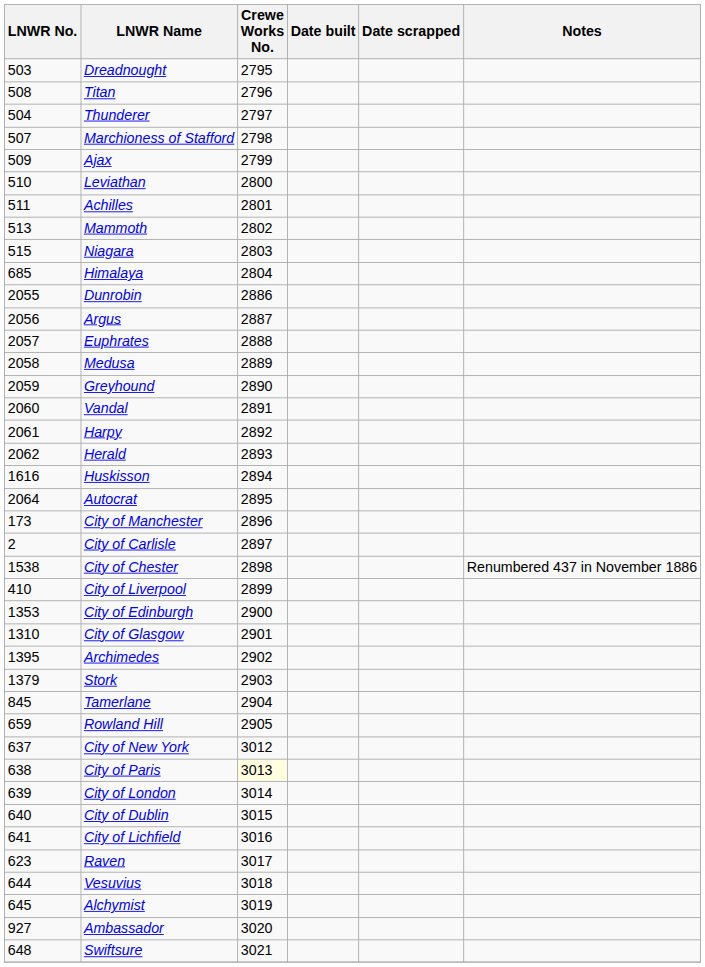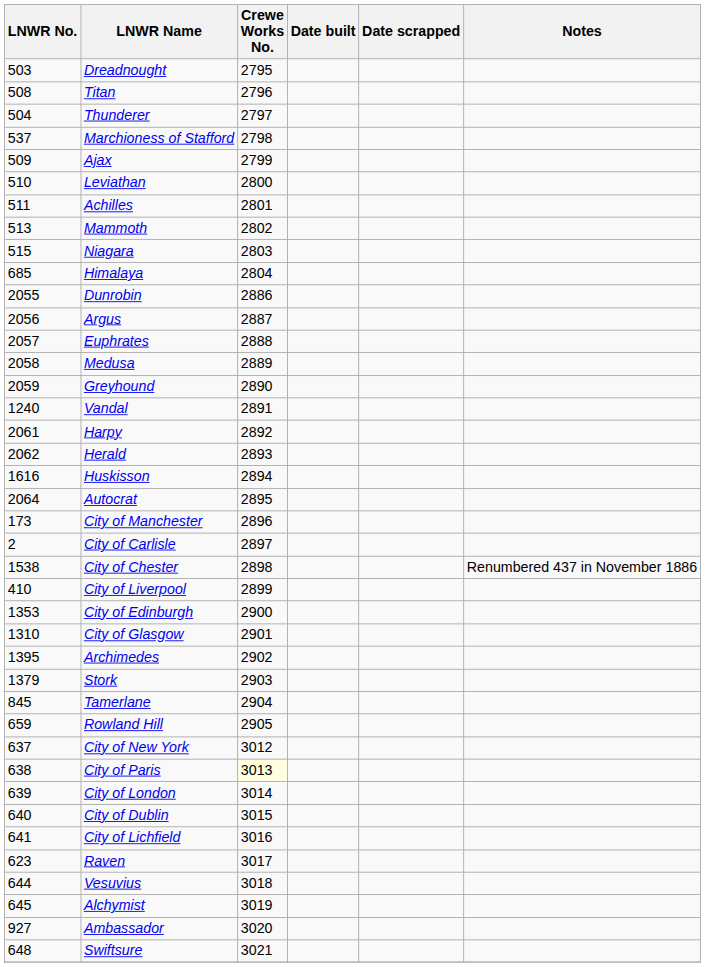(20, 138) 507 -> (20, 138) 537
(24, 409) 2060 -> (24, 409) 1240
